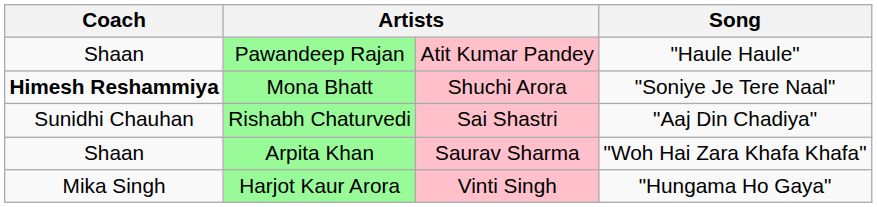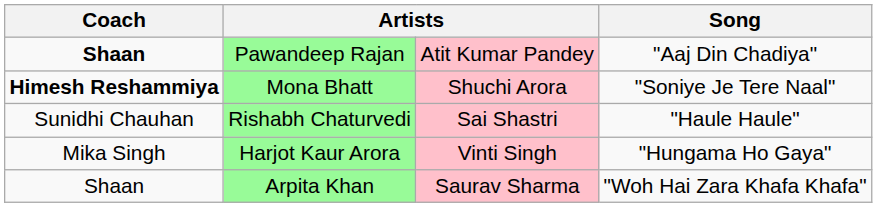(114, 53) normal -> (114, 53) bold
(735, 53) "Haule Haule" -> (735, 53) "Aaj Din Chadiya"
(735, 119) "Aaj Din Chadiya" -> (735, 119) "Haule Haule"
rows swapped: (320, 185) <-> (320, 152)
